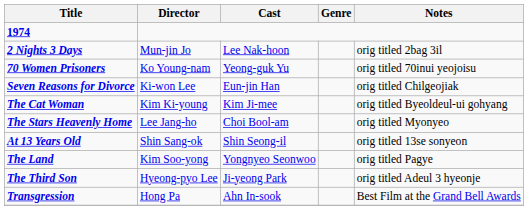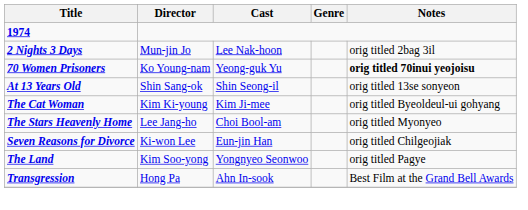(416, 68) normal -> (412, 68) bold
rows swapped: (44, 141) <-> (71, 86)
- row: (42, 178)
